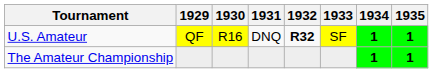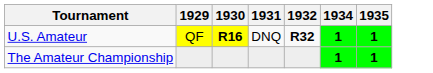- column: (338, 15)
(230, 36) normal -> (230, 36) bold
